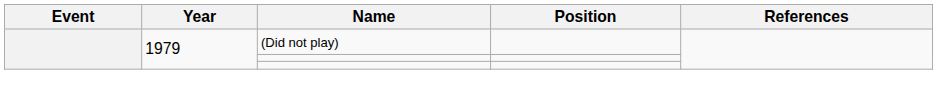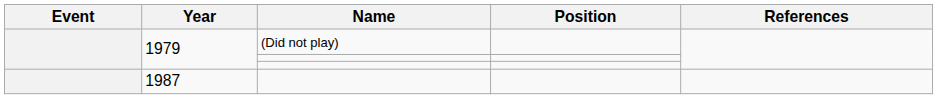+ row: (163, 81)
